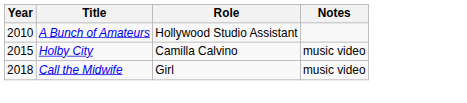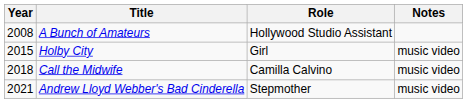(20, 32) 2010 -> (20, 32) 2008
(196, 51) Camilla Calvino -> (259, 51) Girl
(165, 70) Girl -> (291, 70) Camilla Calvino
+ row: (142, 88)
